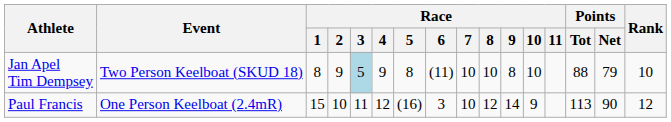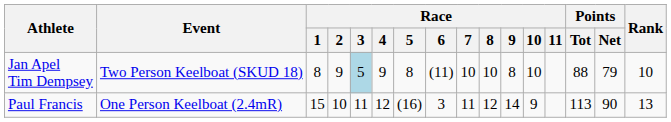(468, 104) 10 -> (468, 104) 11
(645, 104) 12 -> (645, 104) 13
